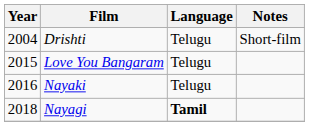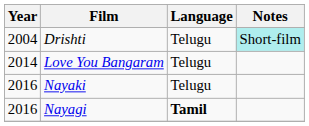(270, 39) no background -> (270, 39) paleturquoise background
(23, 62) 2015 -> (23, 62) 2014
(23, 109) 2018 -> (23, 109) 2016
